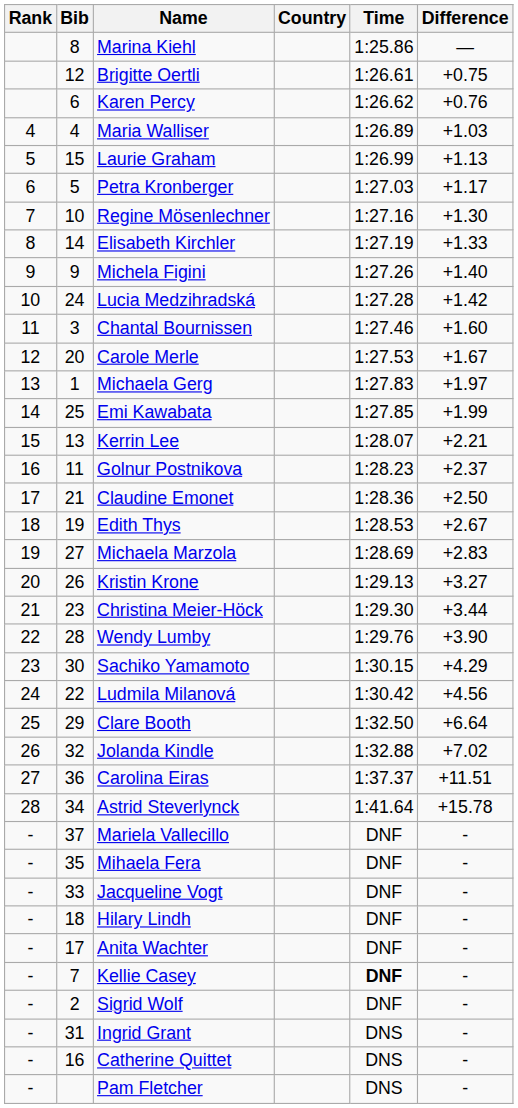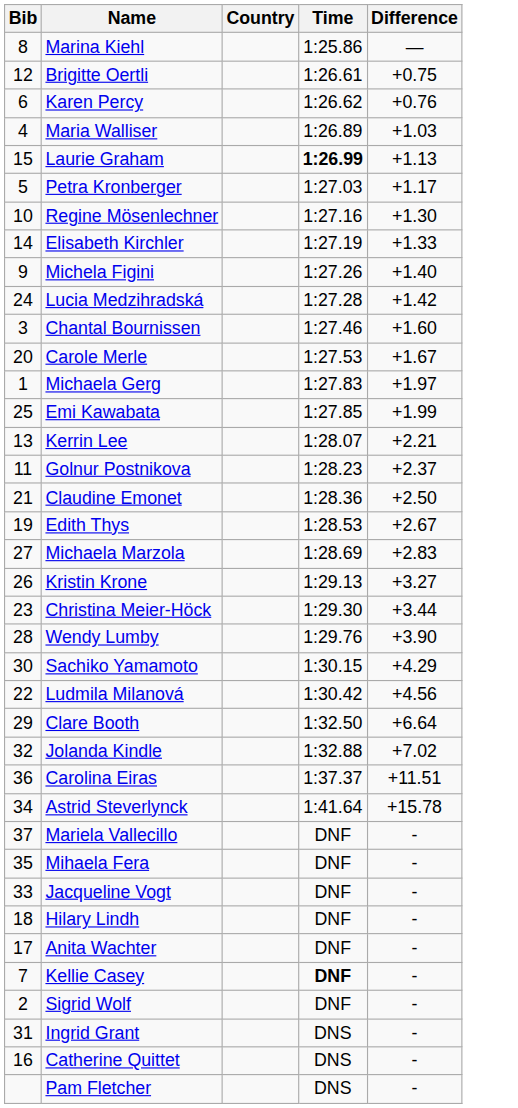- column: (30, 18)
(384, 159) normal -> (333, 159) bold
